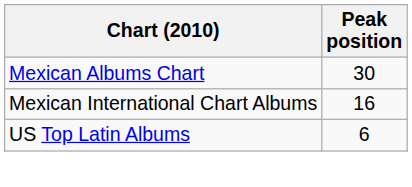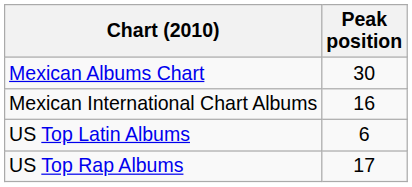+ row: (96, 165)
